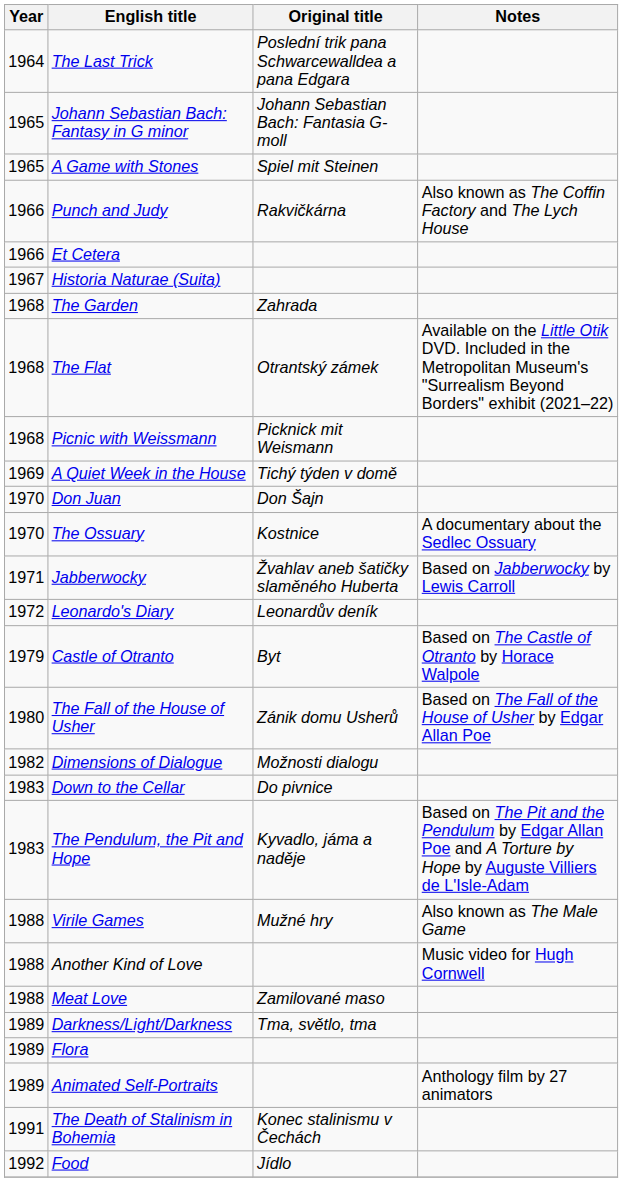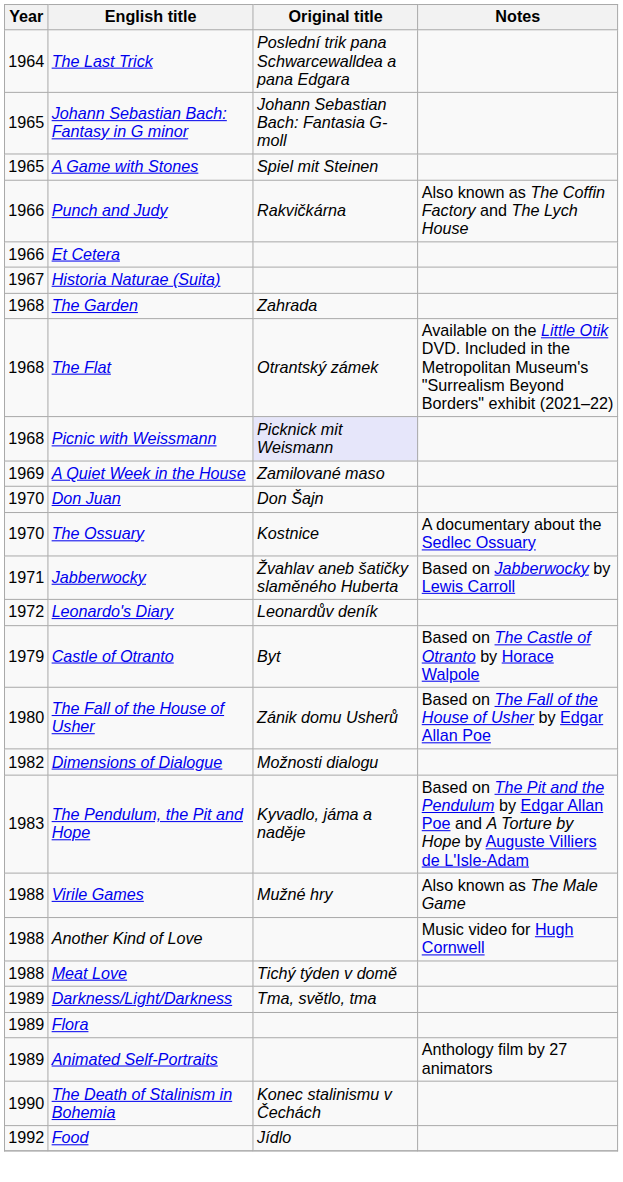(300, 438) no background -> (300, 438) lavender background
(327, 473) Tichý týden v domě -> (321, 473) Zamilované maso
- row: (118, 787)
(321, 999) Zamilované maso -> (327, 973) Tichý týden v domě
(26, 1129) 1991 -> (26, 1103) 1990
